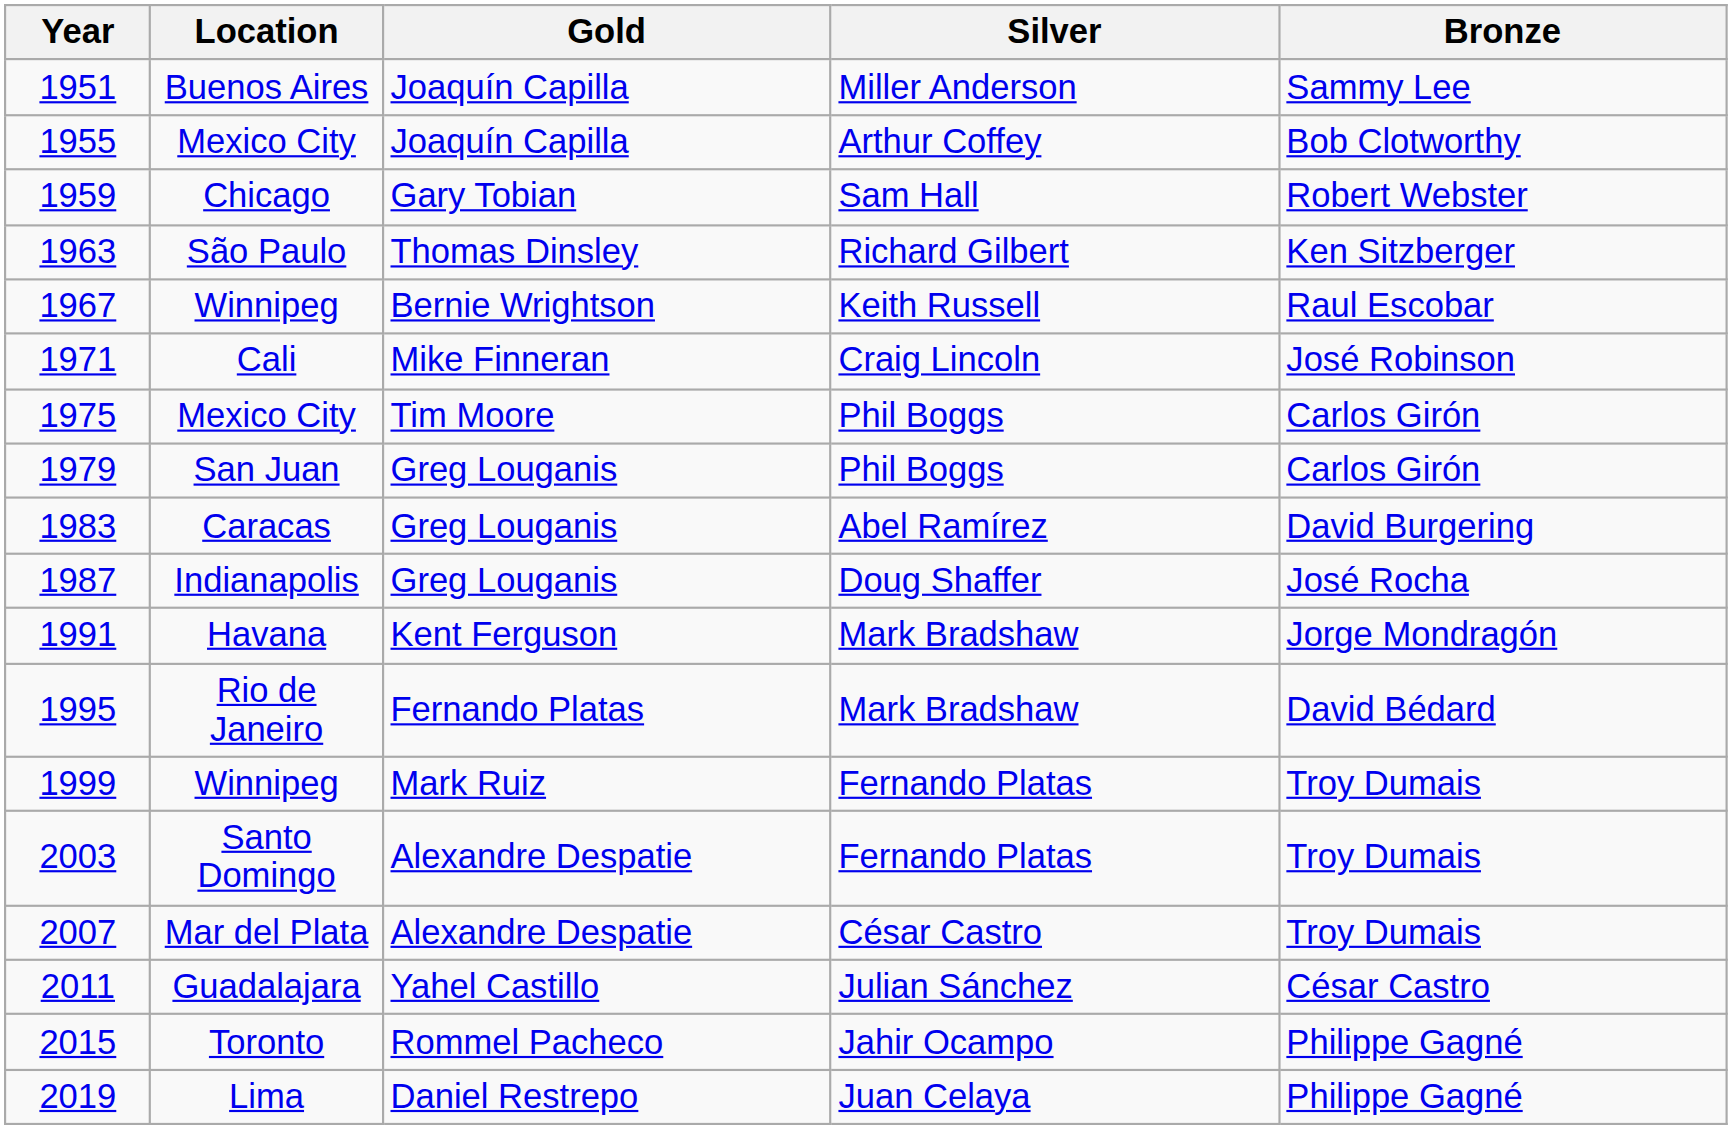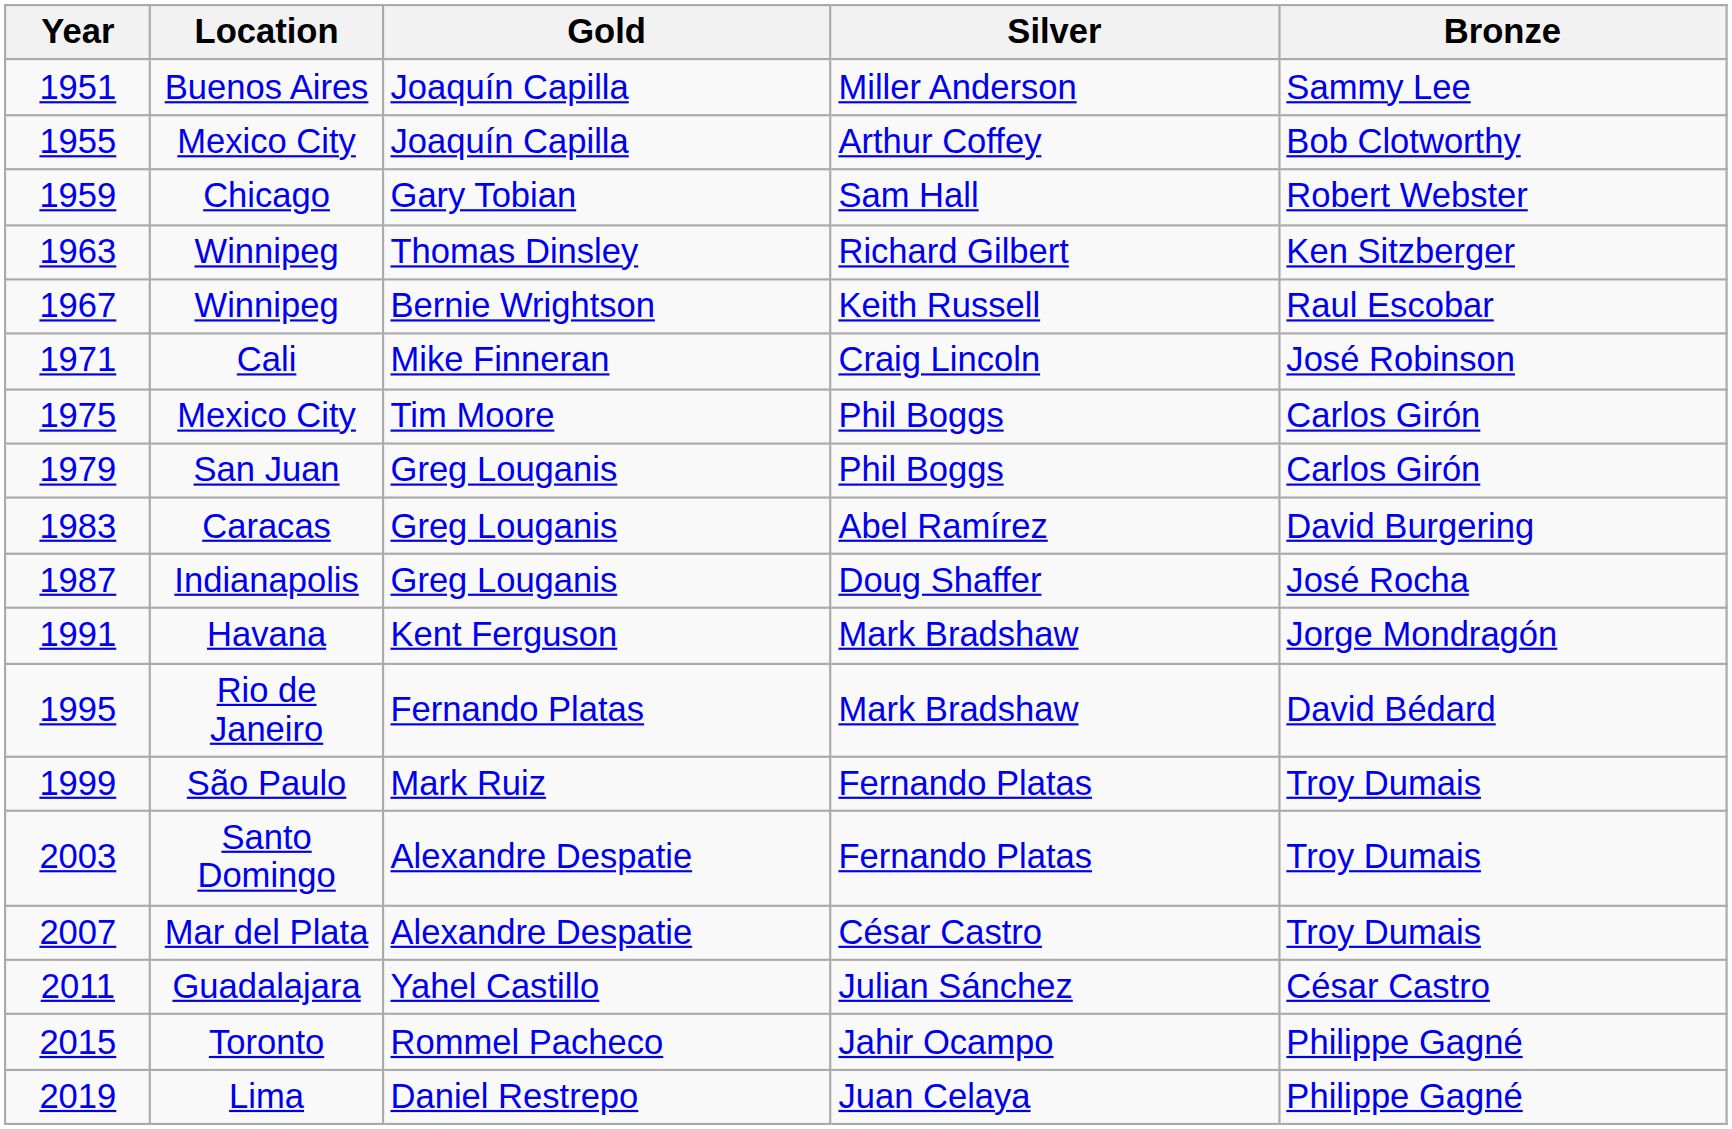(267, 251) São Paulo -> (267, 251) Winnipeg
(267, 783) Winnipeg -> (267, 783) São Paulo
